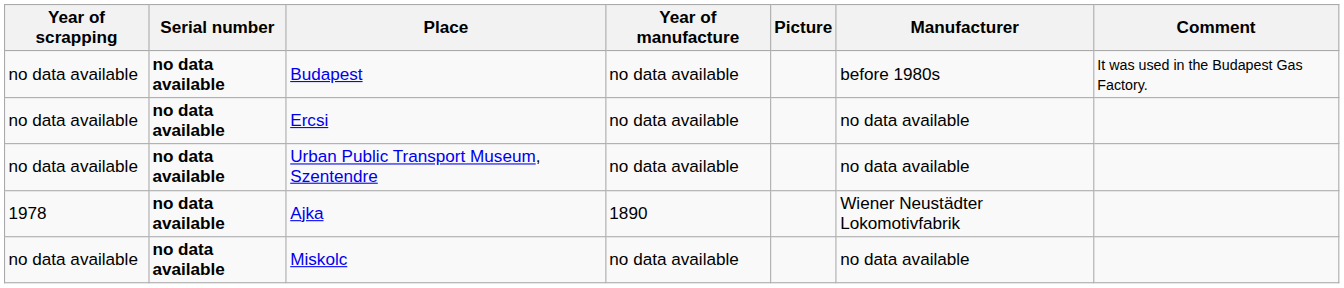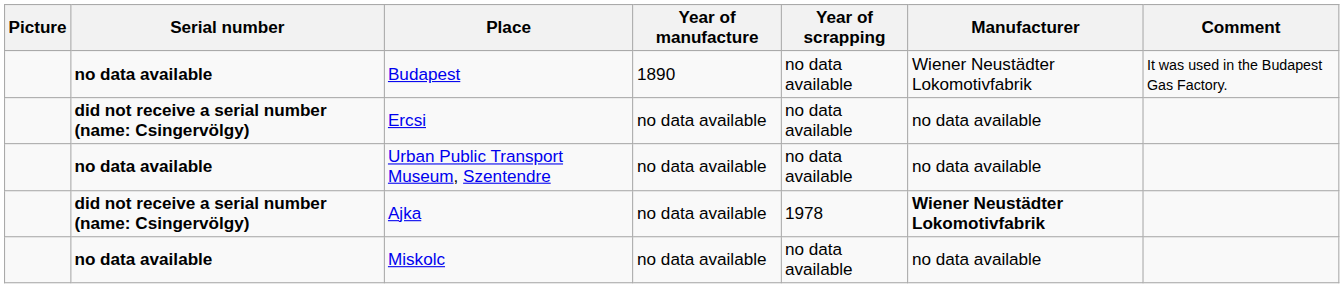columns swapped: (803, 27) <-> (77, 27)
(674, 74) no data available -> (656, 74) 1890
(890, 74) before 1980s -> (983, 74) Wiener Neustädter Lokomotivfabrik
(189, 120) no data available -> (200, 120) did not receive a serial number (name: Csingervölgy)
(189, 213) no data available -> (200, 213) did not receive a serial number (name: Csingervölgy)
(628, 213) 1890 -> (702, 213) no data available
(912, 213) normal -> (987, 213) bold
